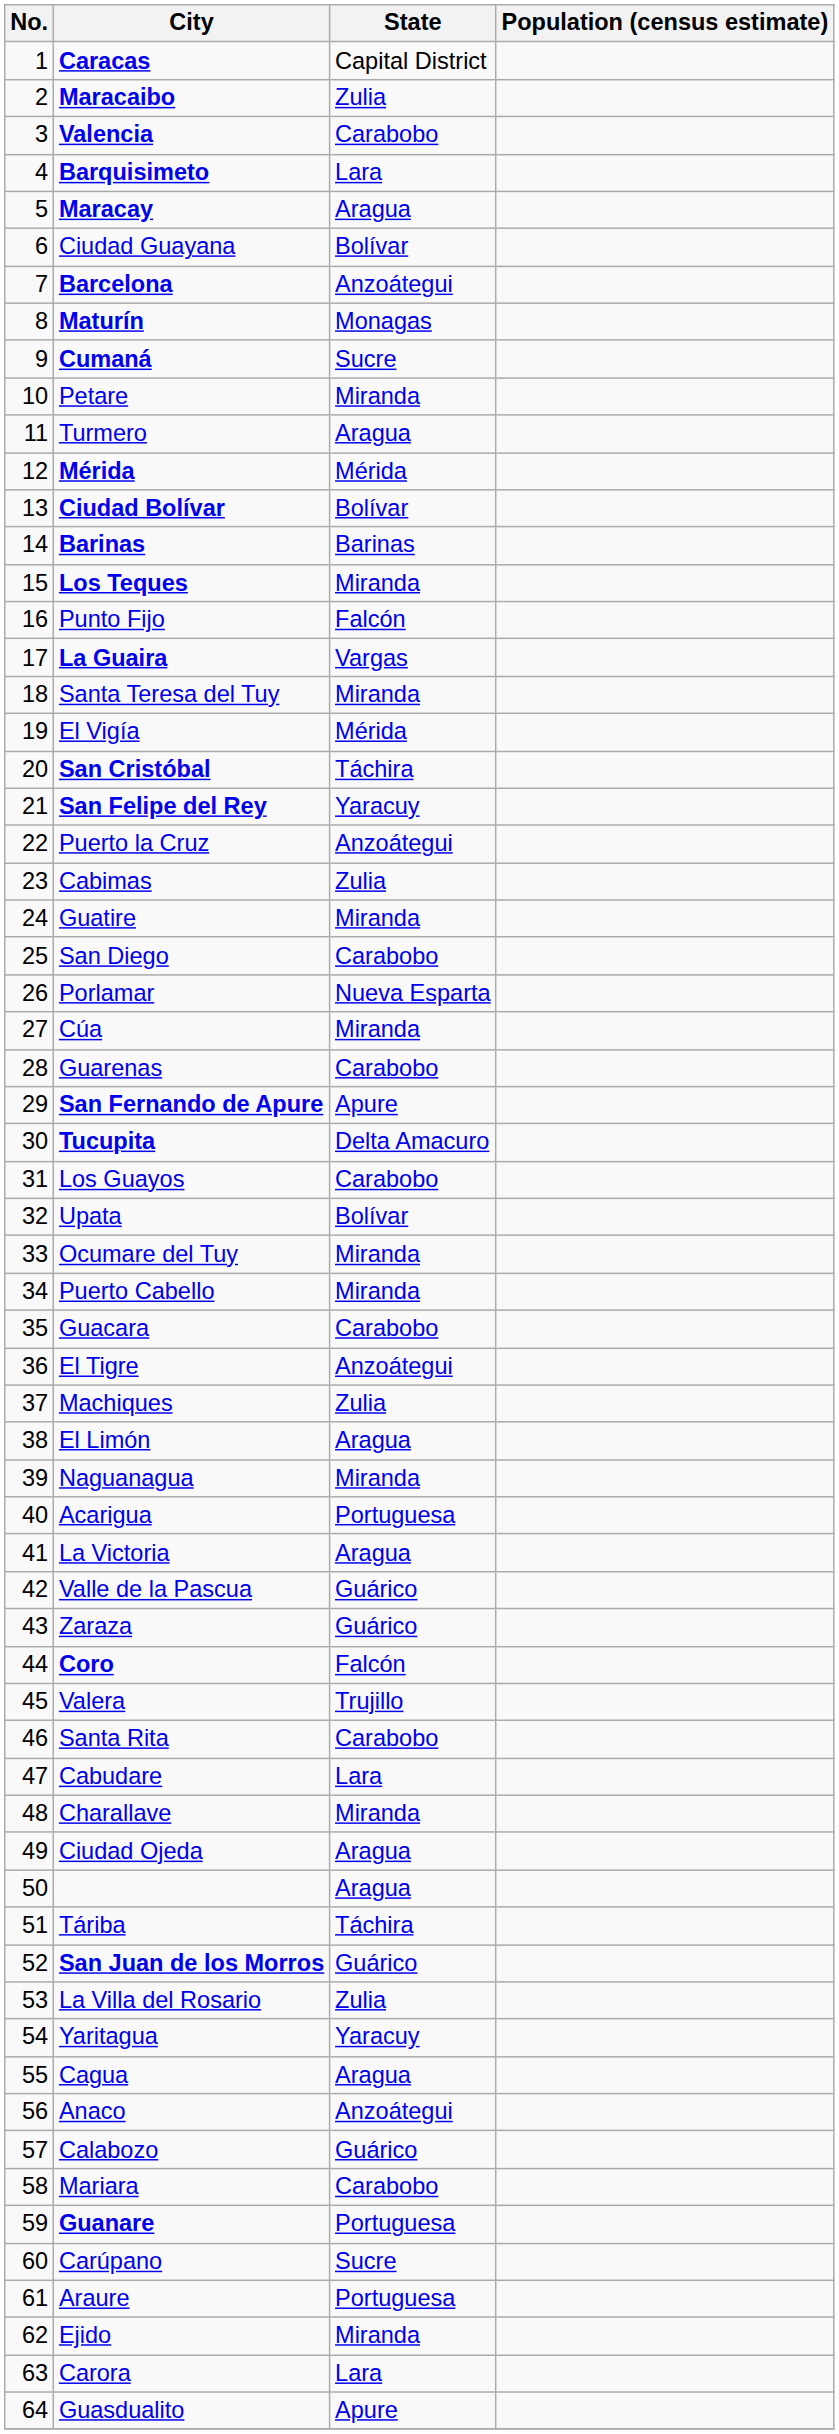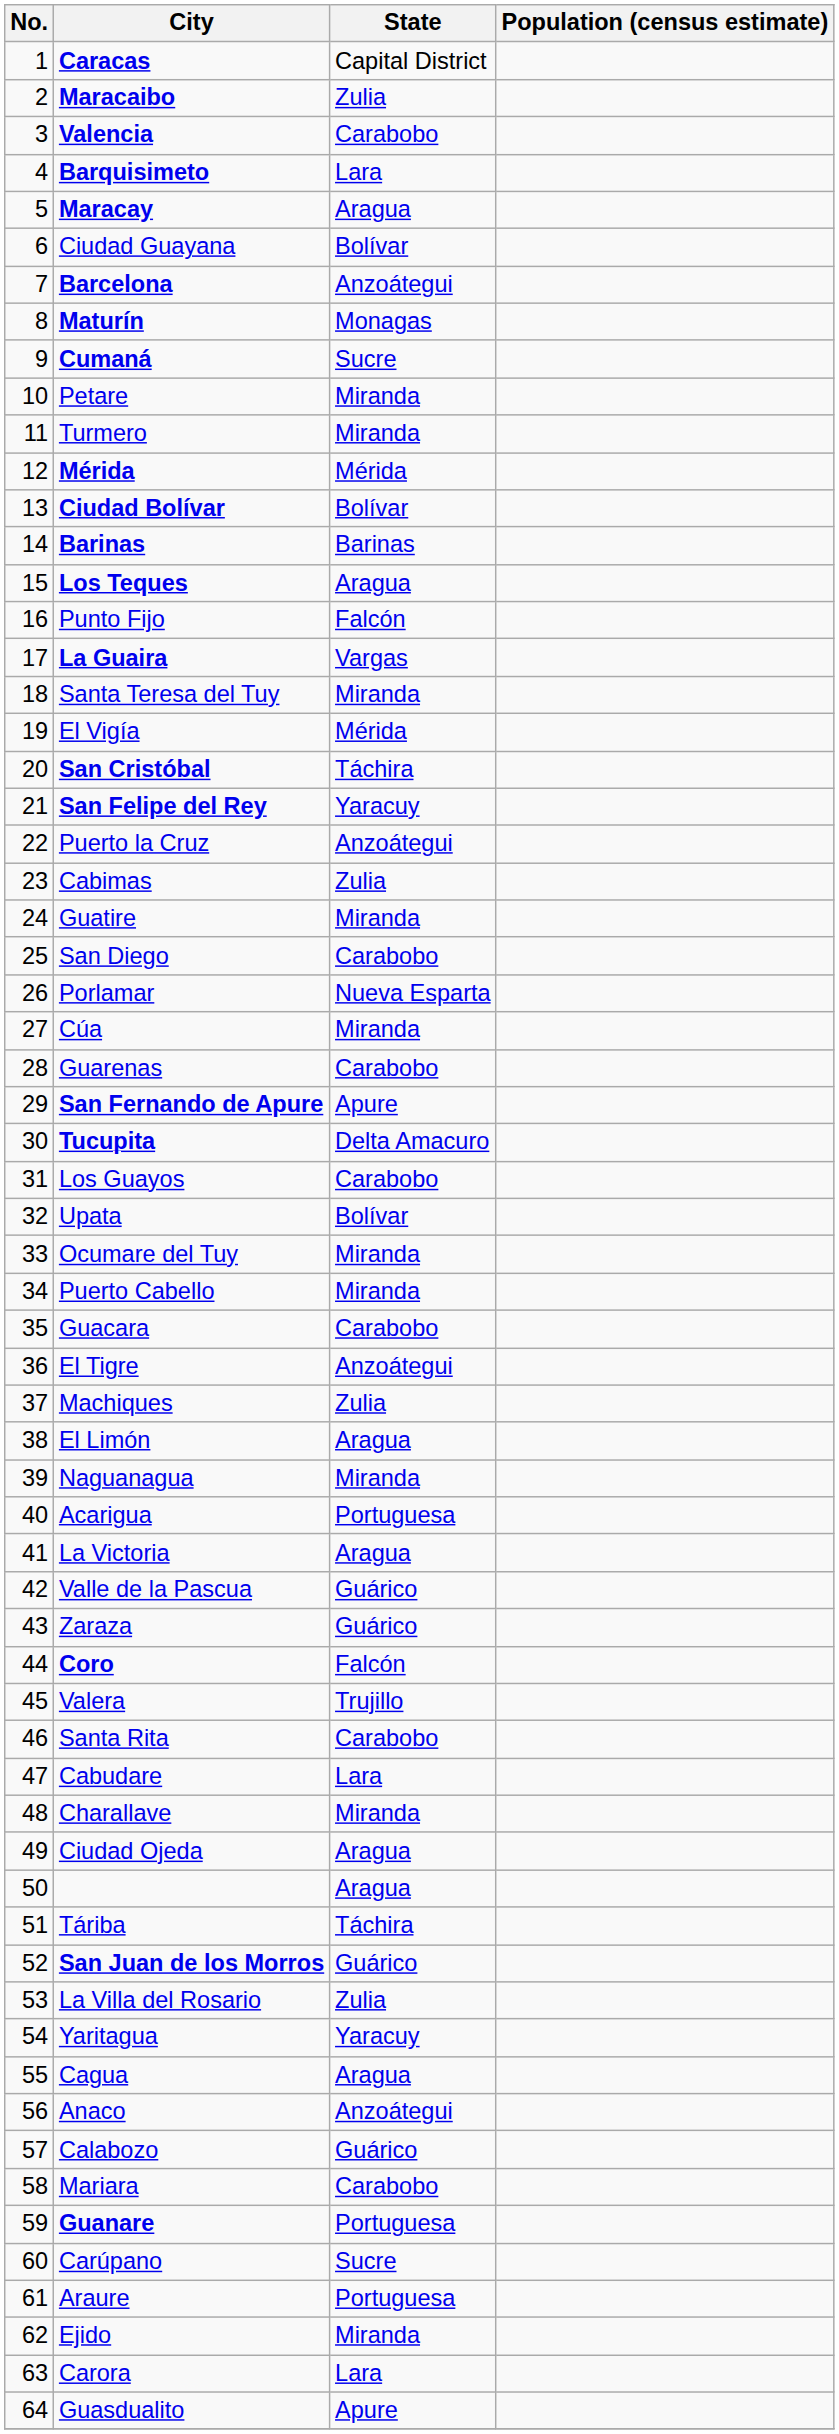(373, 433) Aragua -> (378, 433) Miranda
(378, 582) Miranda -> (373, 582) Aragua
